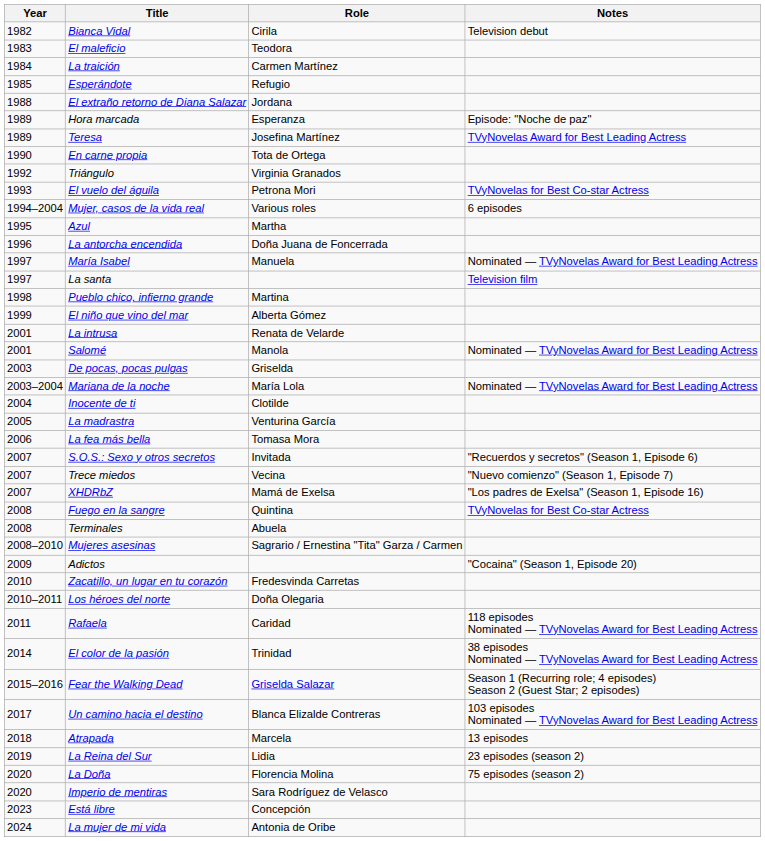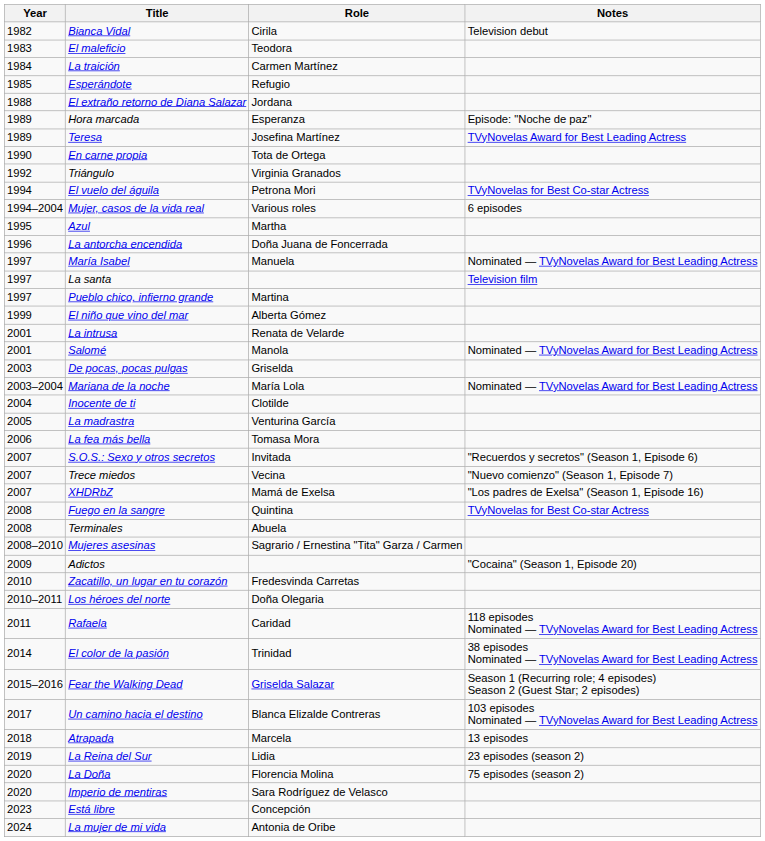(19, 191) 1993 -> (19, 191) 1994
(19, 297) 1998 -> (19, 297) 1997
